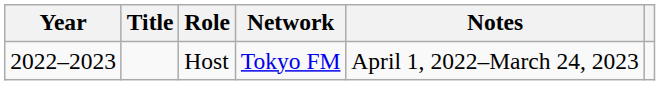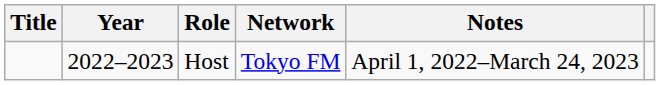columns swapped: (63, 23) <-> (150, 23)
